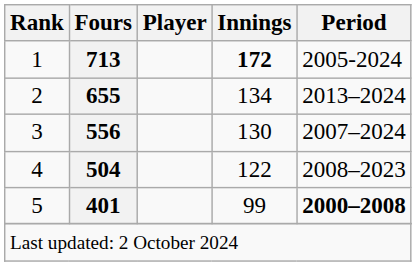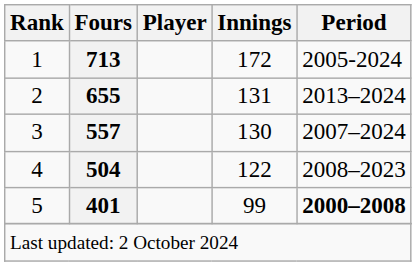(254, 59) bold -> (254, 59) normal
(254, 95) 134 -> (254, 95) 131
(103, 132) 556 -> (103, 132) 557
